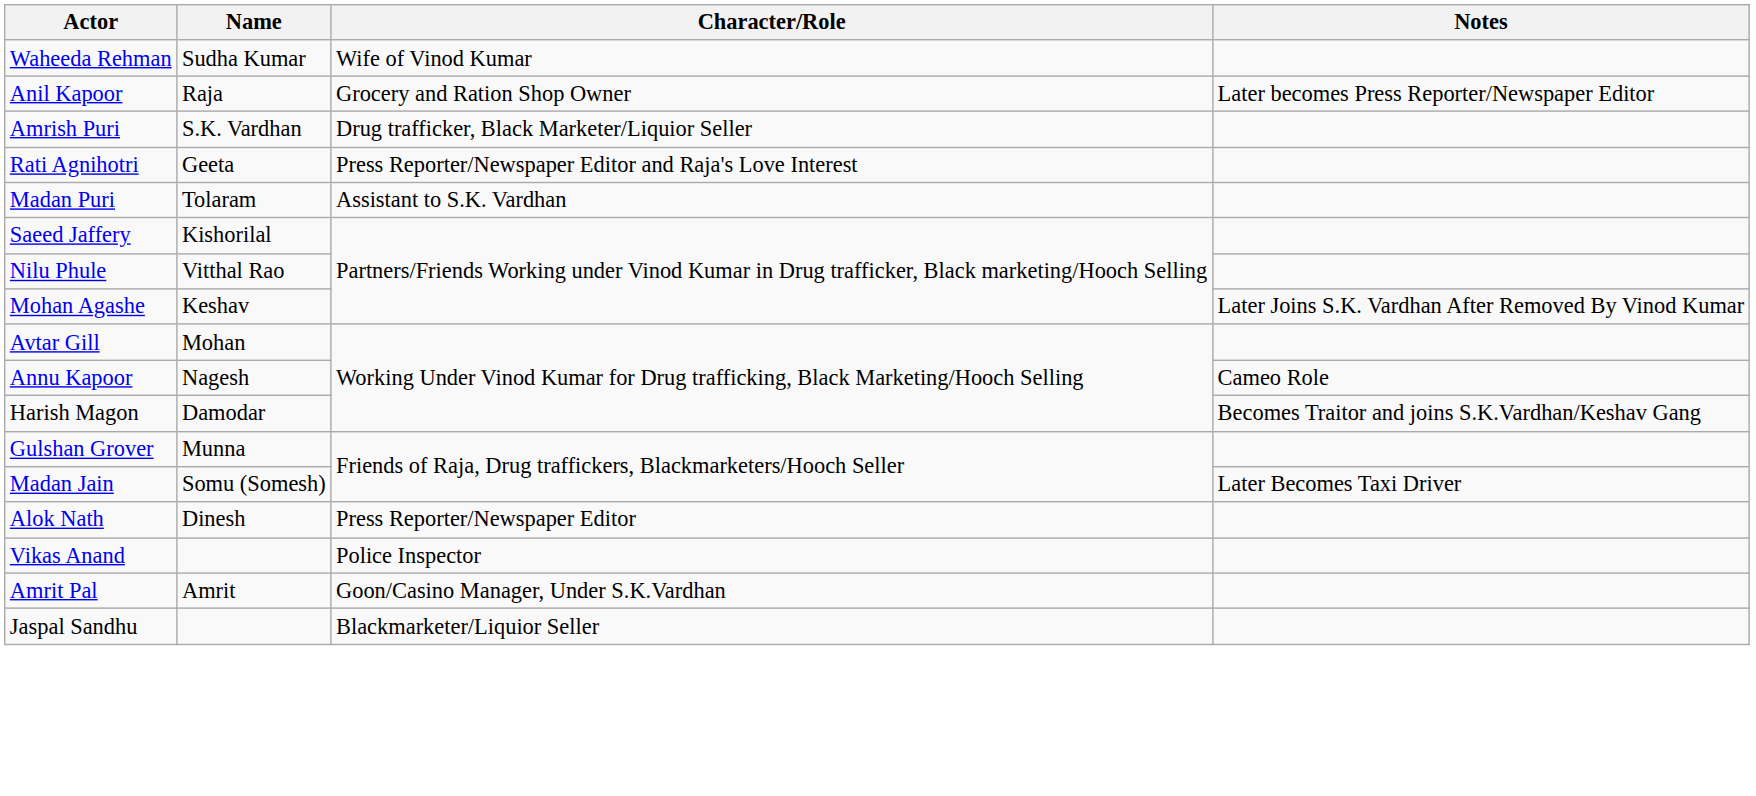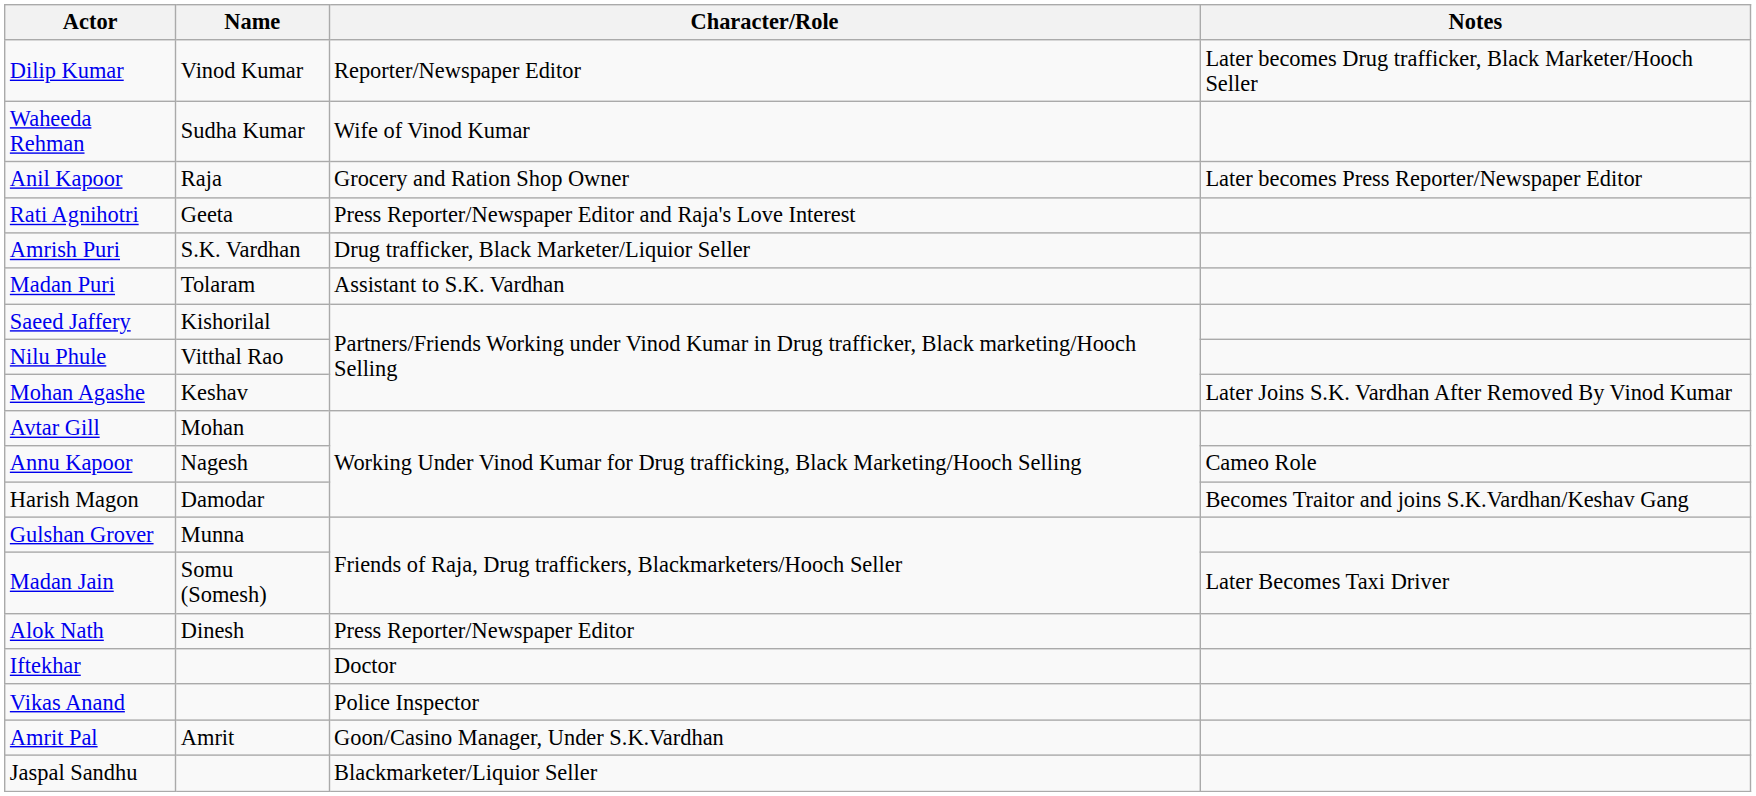+ row: (67, 70)
rows swapped: (74, 164) <-> (65, 128)
+ row: (45, 666)
